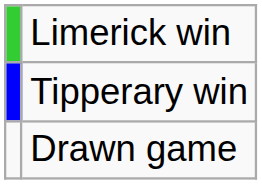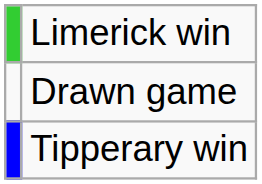rows swapped: (139, 91) <-> (134, 149)
